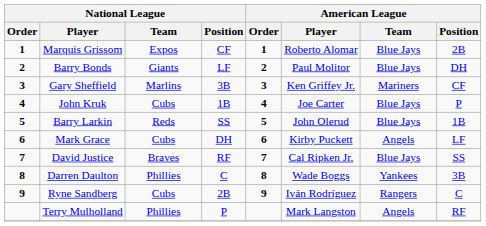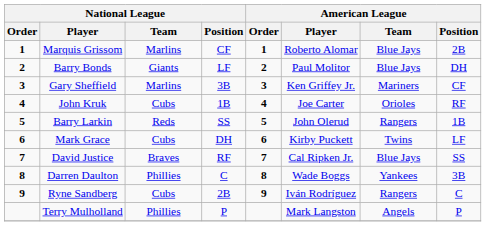(164, 49) Expos -> (164, 49) Marlins
(398, 103) Blue Jays -> (398, 103) Orioles
(459, 103) P -> (459, 103) RF
(398, 121) Blue Jays -> (398, 121) Rangers
(398, 139) Angels -> (398, 139) Twins
(459, 211) RF -> (459, 211) P
